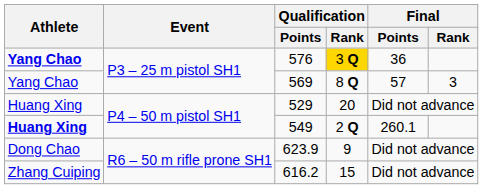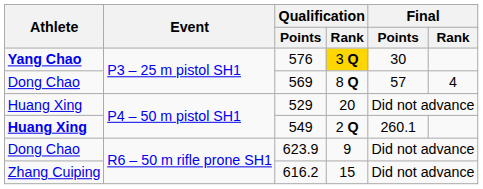(398, 60) 36 -> (398, 60) 30
(43, 82) Yang Chao -> (44, 82) Dong Chao
(453, 82) 3 -> (453, 82) 4
